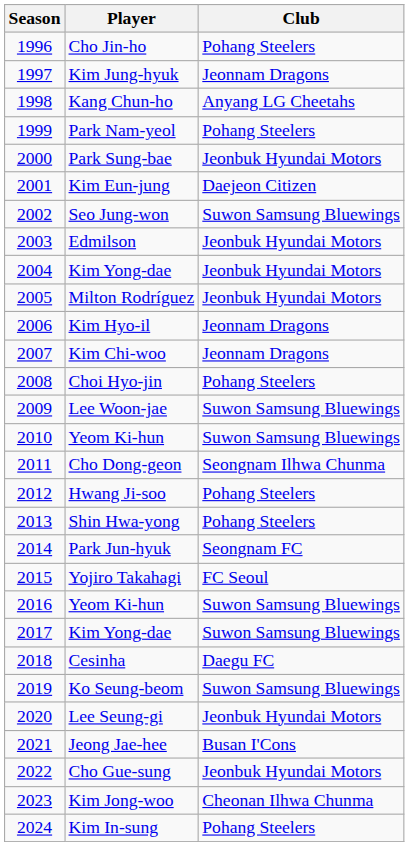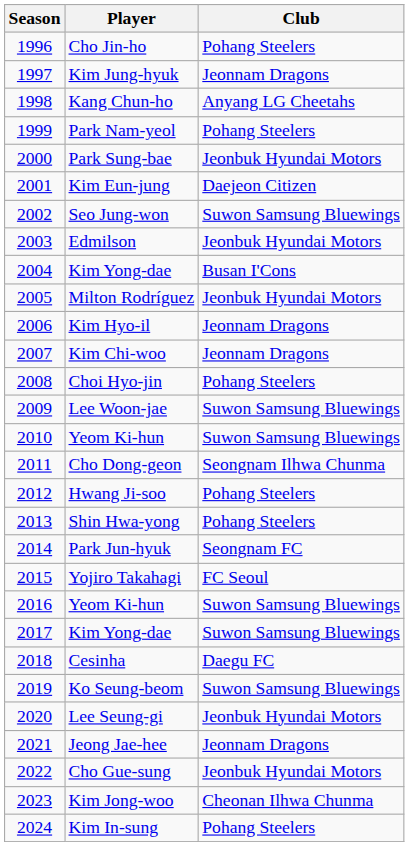(292, 269) Jeonbuk Hyundai Motors -> (249, 269) Busan I'Cons
(249, 744) Busan I'Cons -> (266, 744) Jeonnam Dragons
